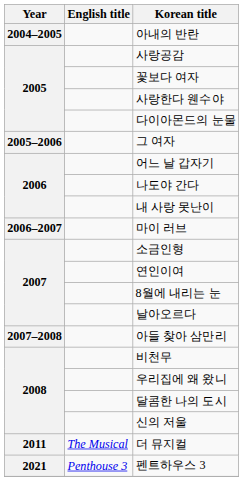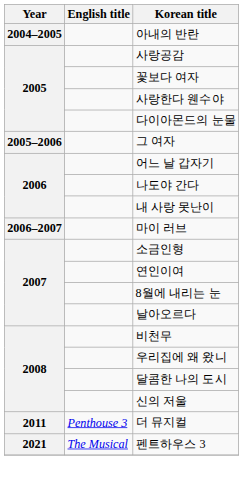- row: (181, 336)
(98, 444) The Musical -> (97, 422) Penthouse 3
(97, 465) Penthouse 3 -> (98, 444) The Musical
